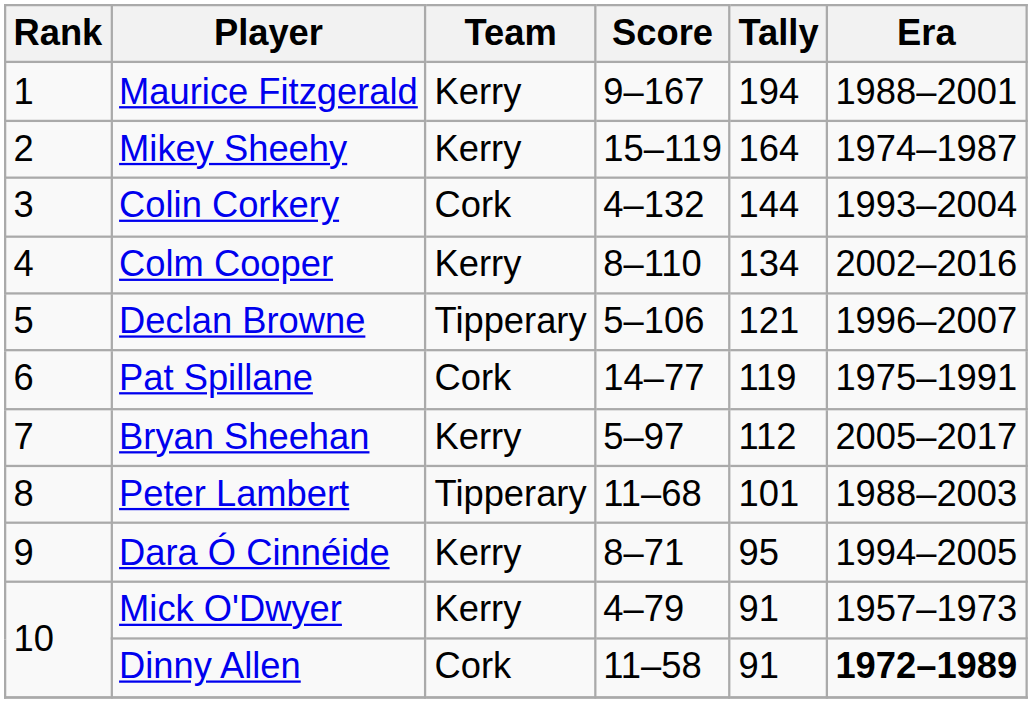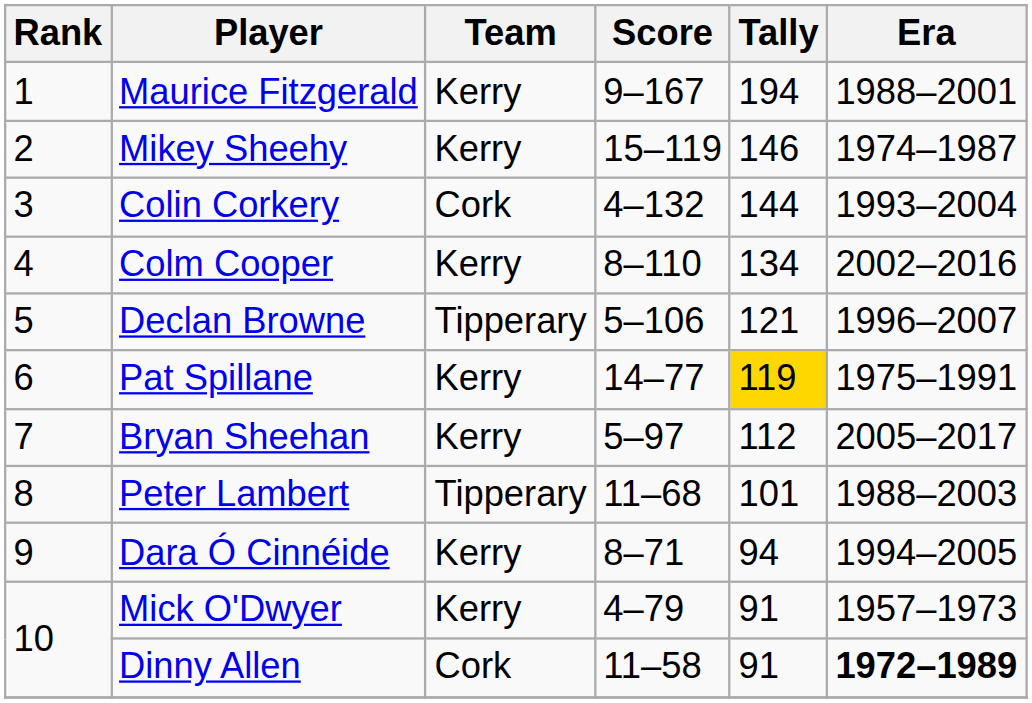(769, 148) 164 -> (769, 148) 146
(473, 378) Cork -> (478, 378) Kerry
(768, 378) no background -> (768, 378) gold background
(759, 551) 95 -> (759, 551) 94
